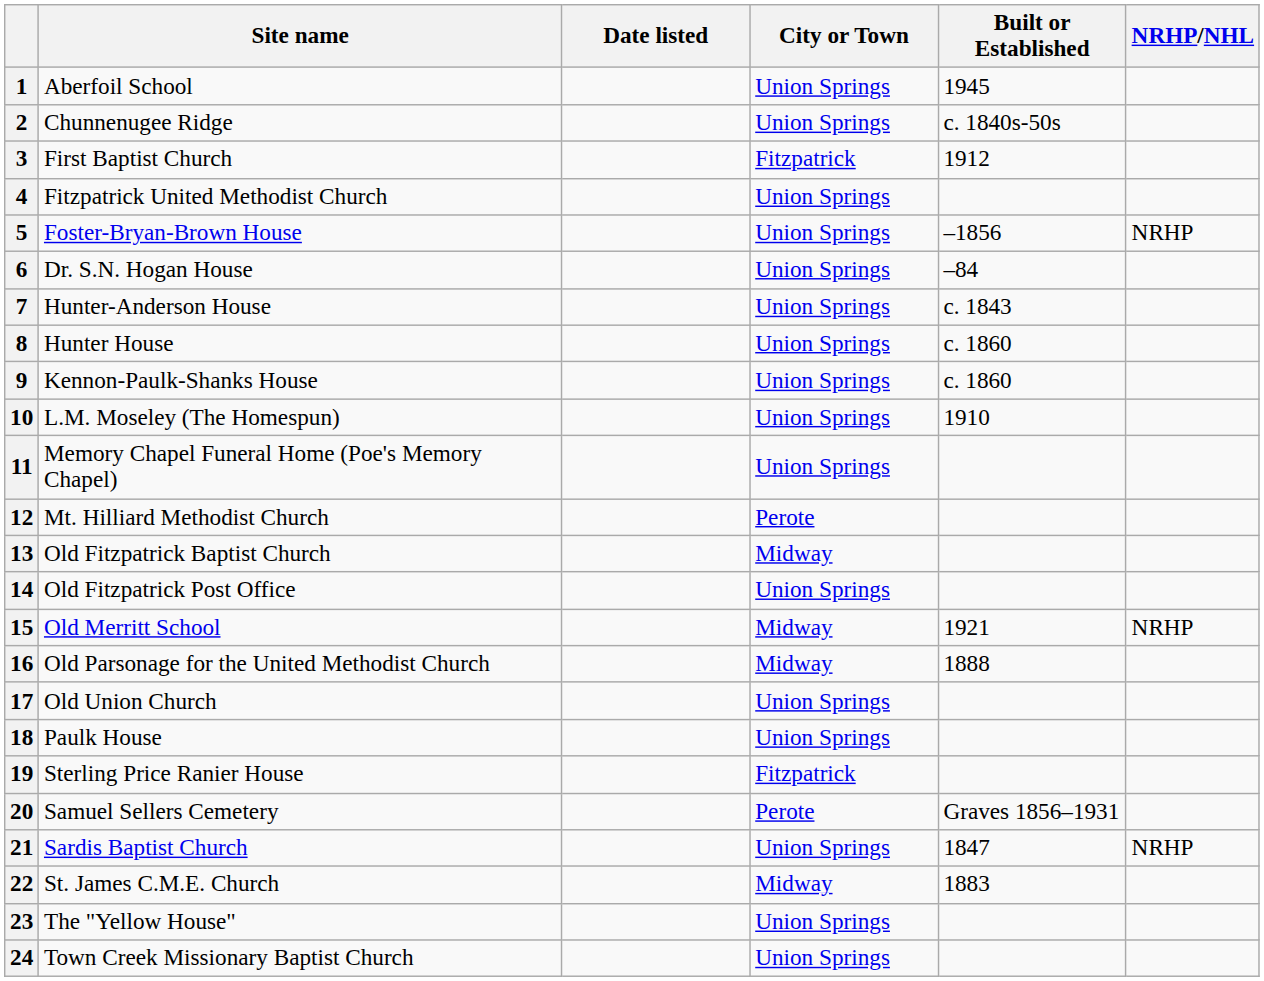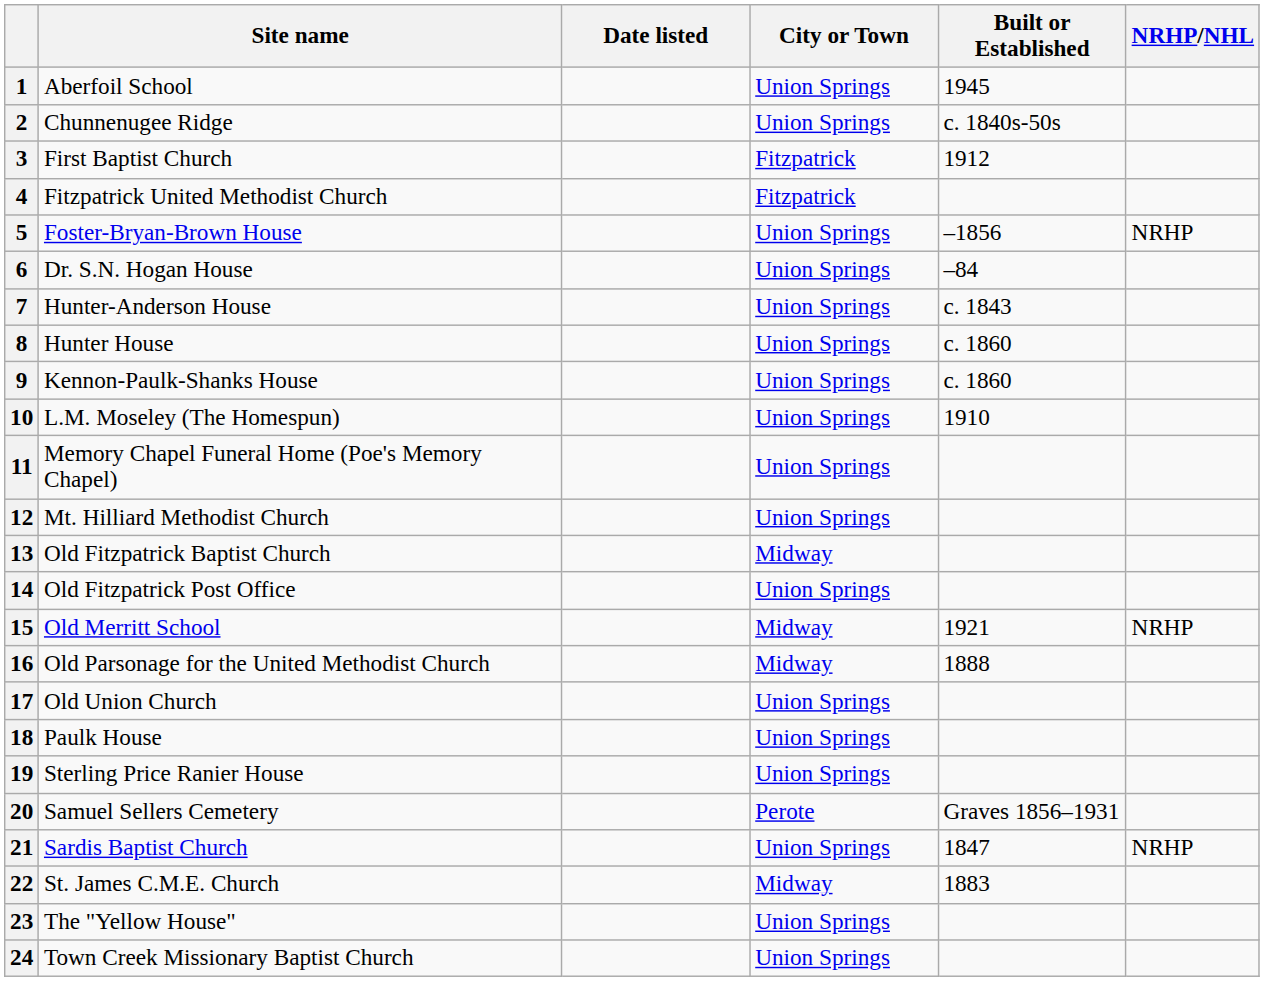(823, 196) Union Springs -> (805, 196) Fitzpatrick
(785, 516) Perote -> (823, 516) Union Springs
(805, 774) Fitzpatrick -> (823, 774) Union Springs
